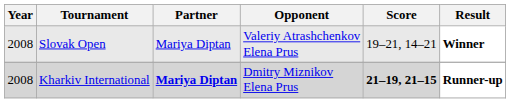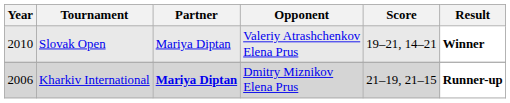(20, 44) 2008 -> (20, 44) 2010
(20, 80) 2008 -> (20, 80) 2006
(401, 80) bold -> (401, 80) normal
